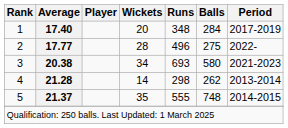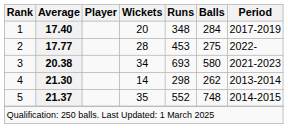(181, 47) 496 -> (181, 47) 453
(59, 81) 21.28 -> (59, 81) 21.30
(181, 98) 555 -> (181, 98) 552
